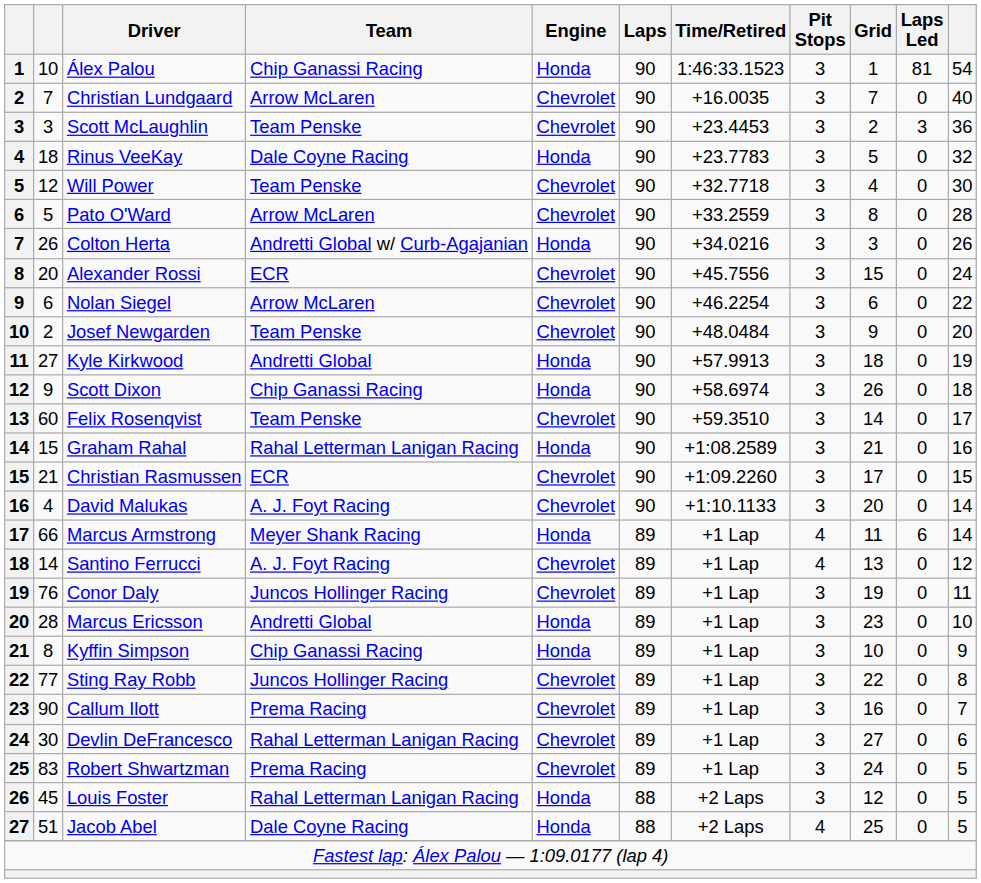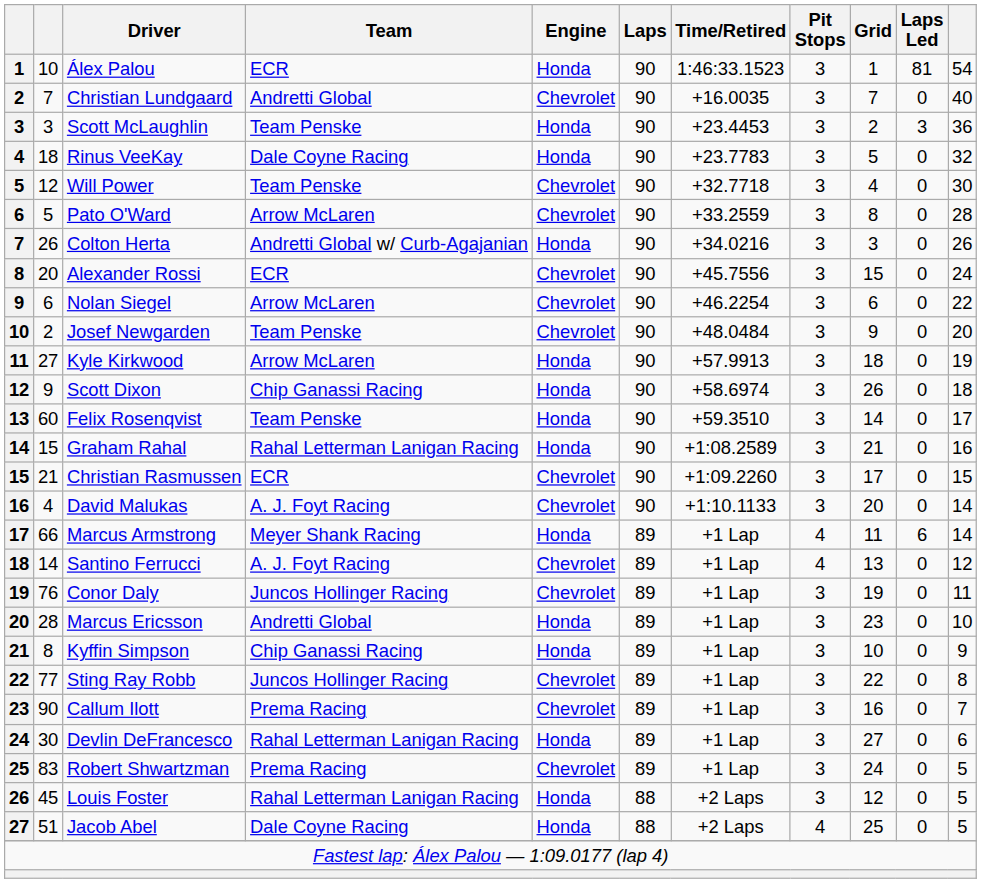(336, 69) Chip Ganassi Racing -> (269, 69) ECR
(312, 98) Arrow McLaren -> (311, 98) Andretti Global
(576, 127) Chevrolet -> (564, 127) Honda
(311, 360) Andretti Global -> (312, 360) Arrow McLaren
(576, 418) Chevrolet -> (564, 418) Honda
(576, 739) Chevrolet -> (564, 739) Honda
